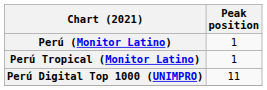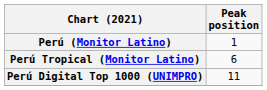(234, 59) 1 -> (234, 59) 6
